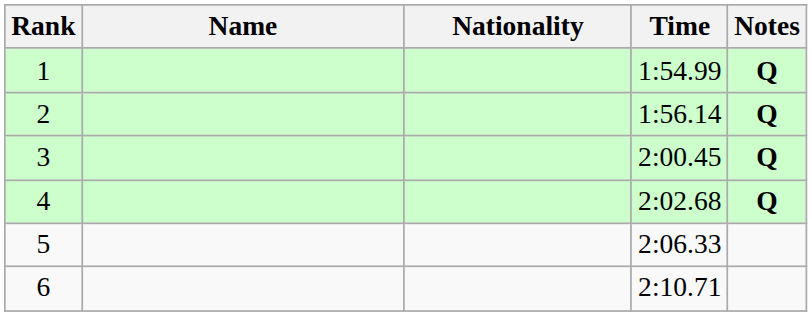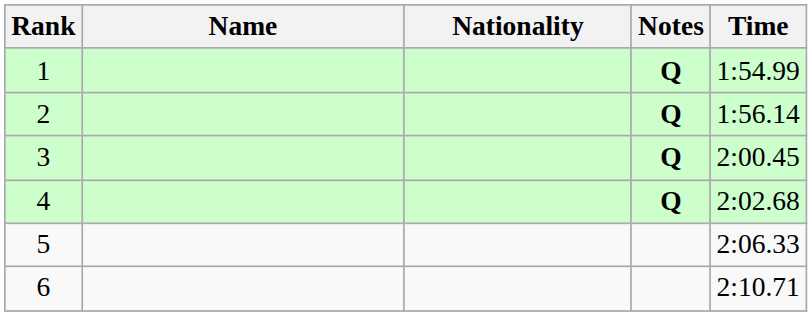columns swapped: (680, 26) <-> (767, 26)
